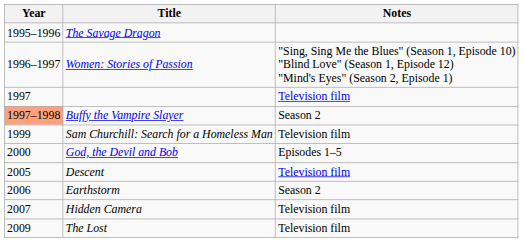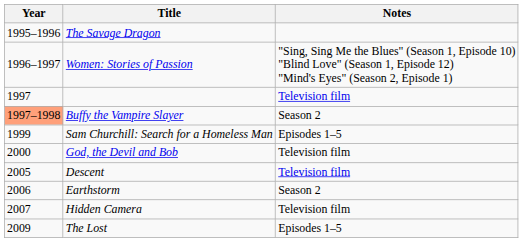(314, 134) Television film -> (310, 134) Episodes 1–5
(310, 153) Episodes 1–5 -> (314, 153) Television film
(314, 228) Television film -> (310, 228) Episodes 1–5
